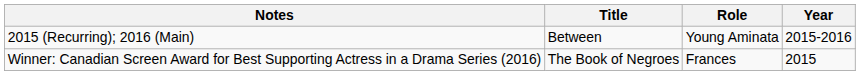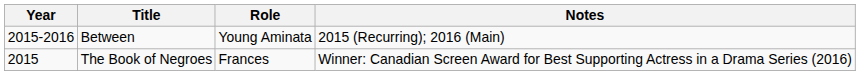columns swapped: (818, 15) <-> (274, 15)
